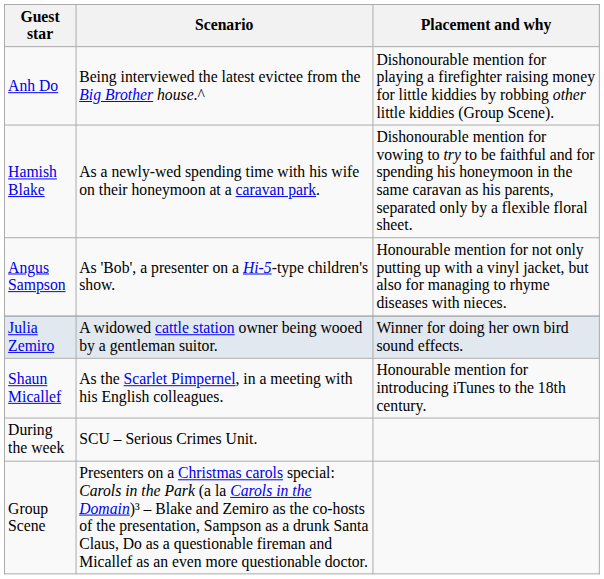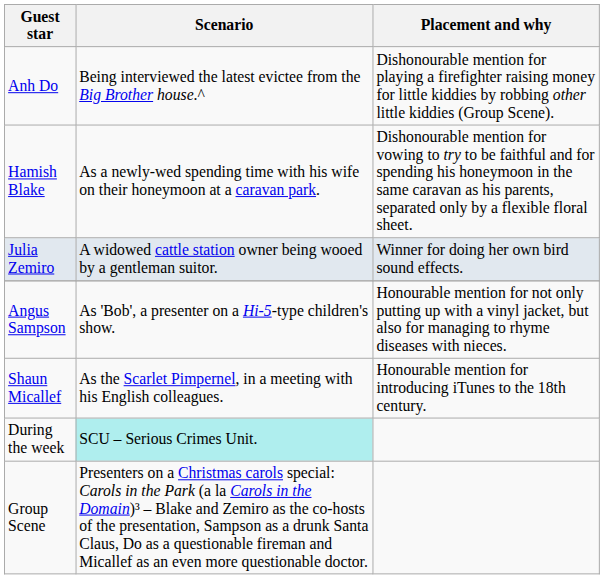rows swapped: (37, 276) <-> (31, 336)
(168, 439) no background -> (168, 439) paleturquoise background
